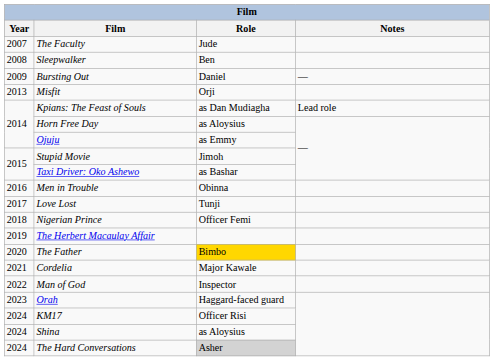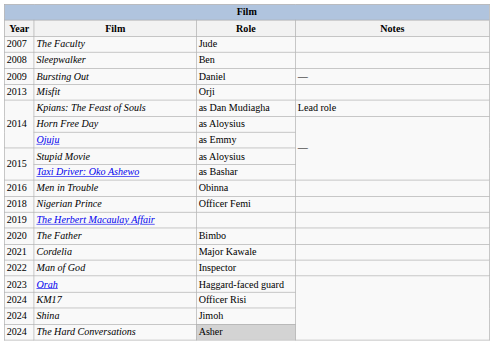(211, 156) Jimoh -> (222, 156) as Aloysius
- row: (56, 204)
(212, 252) gold background -> (212, 236) no background
(222, 332) as Aloysius -> (211, 316) Jimoh
